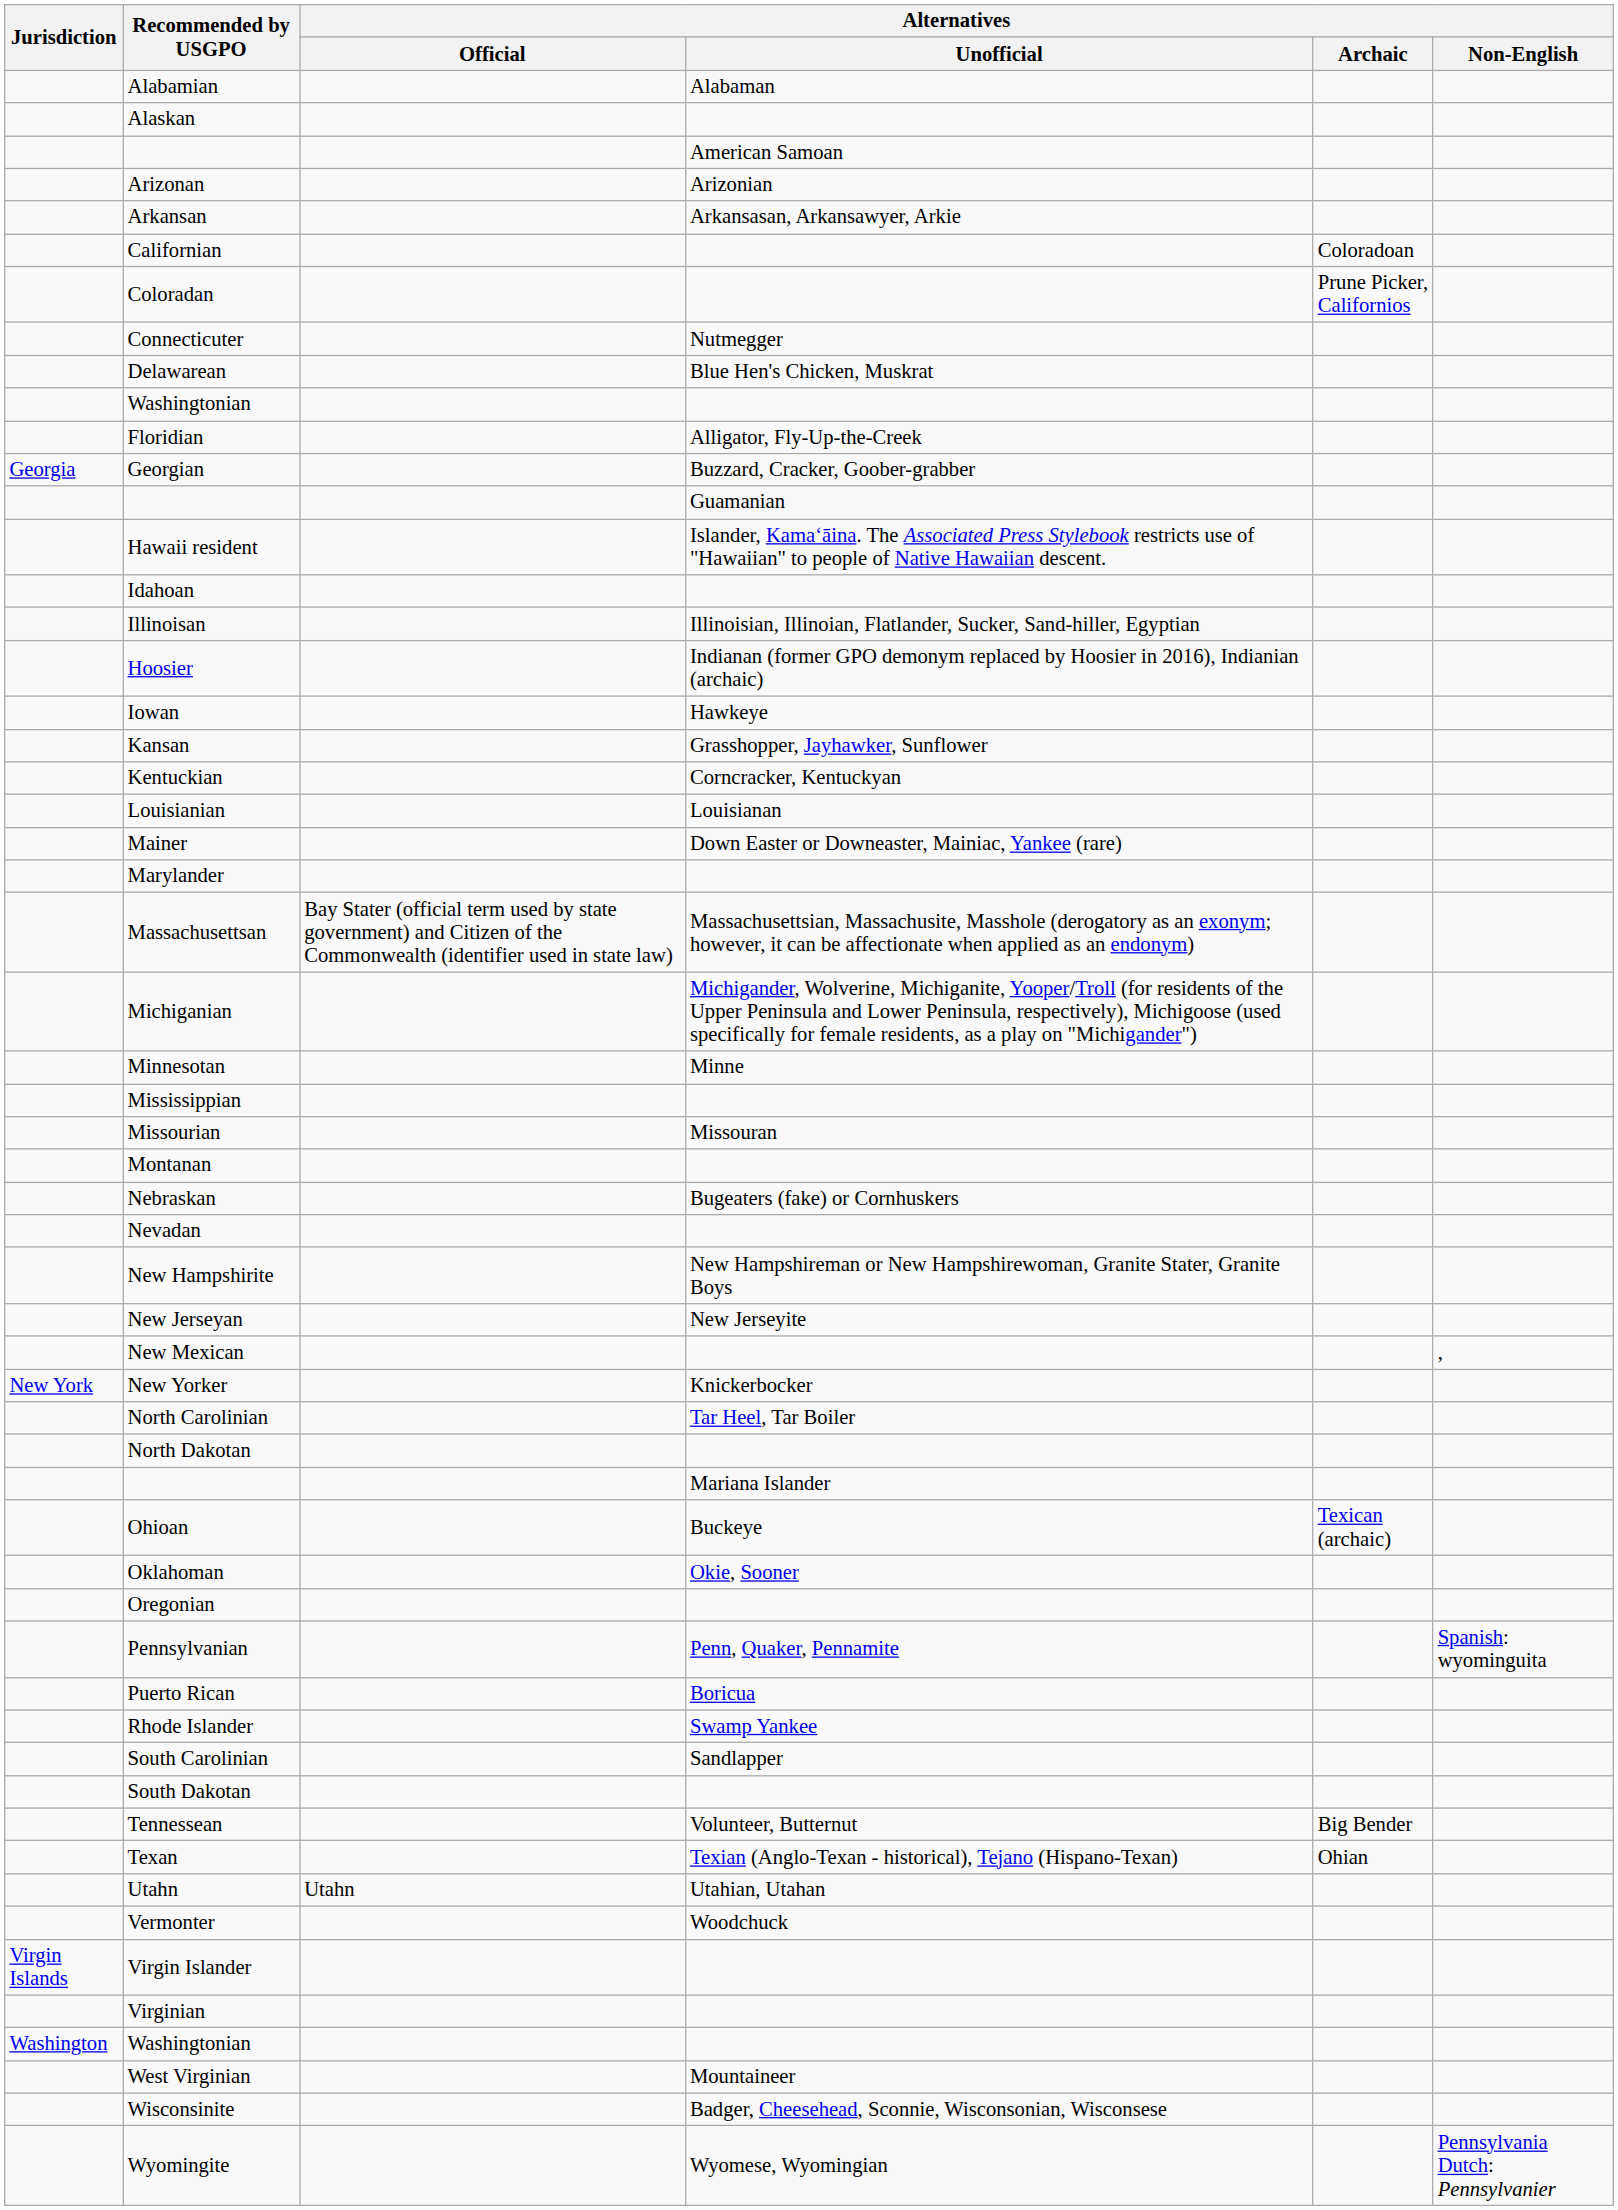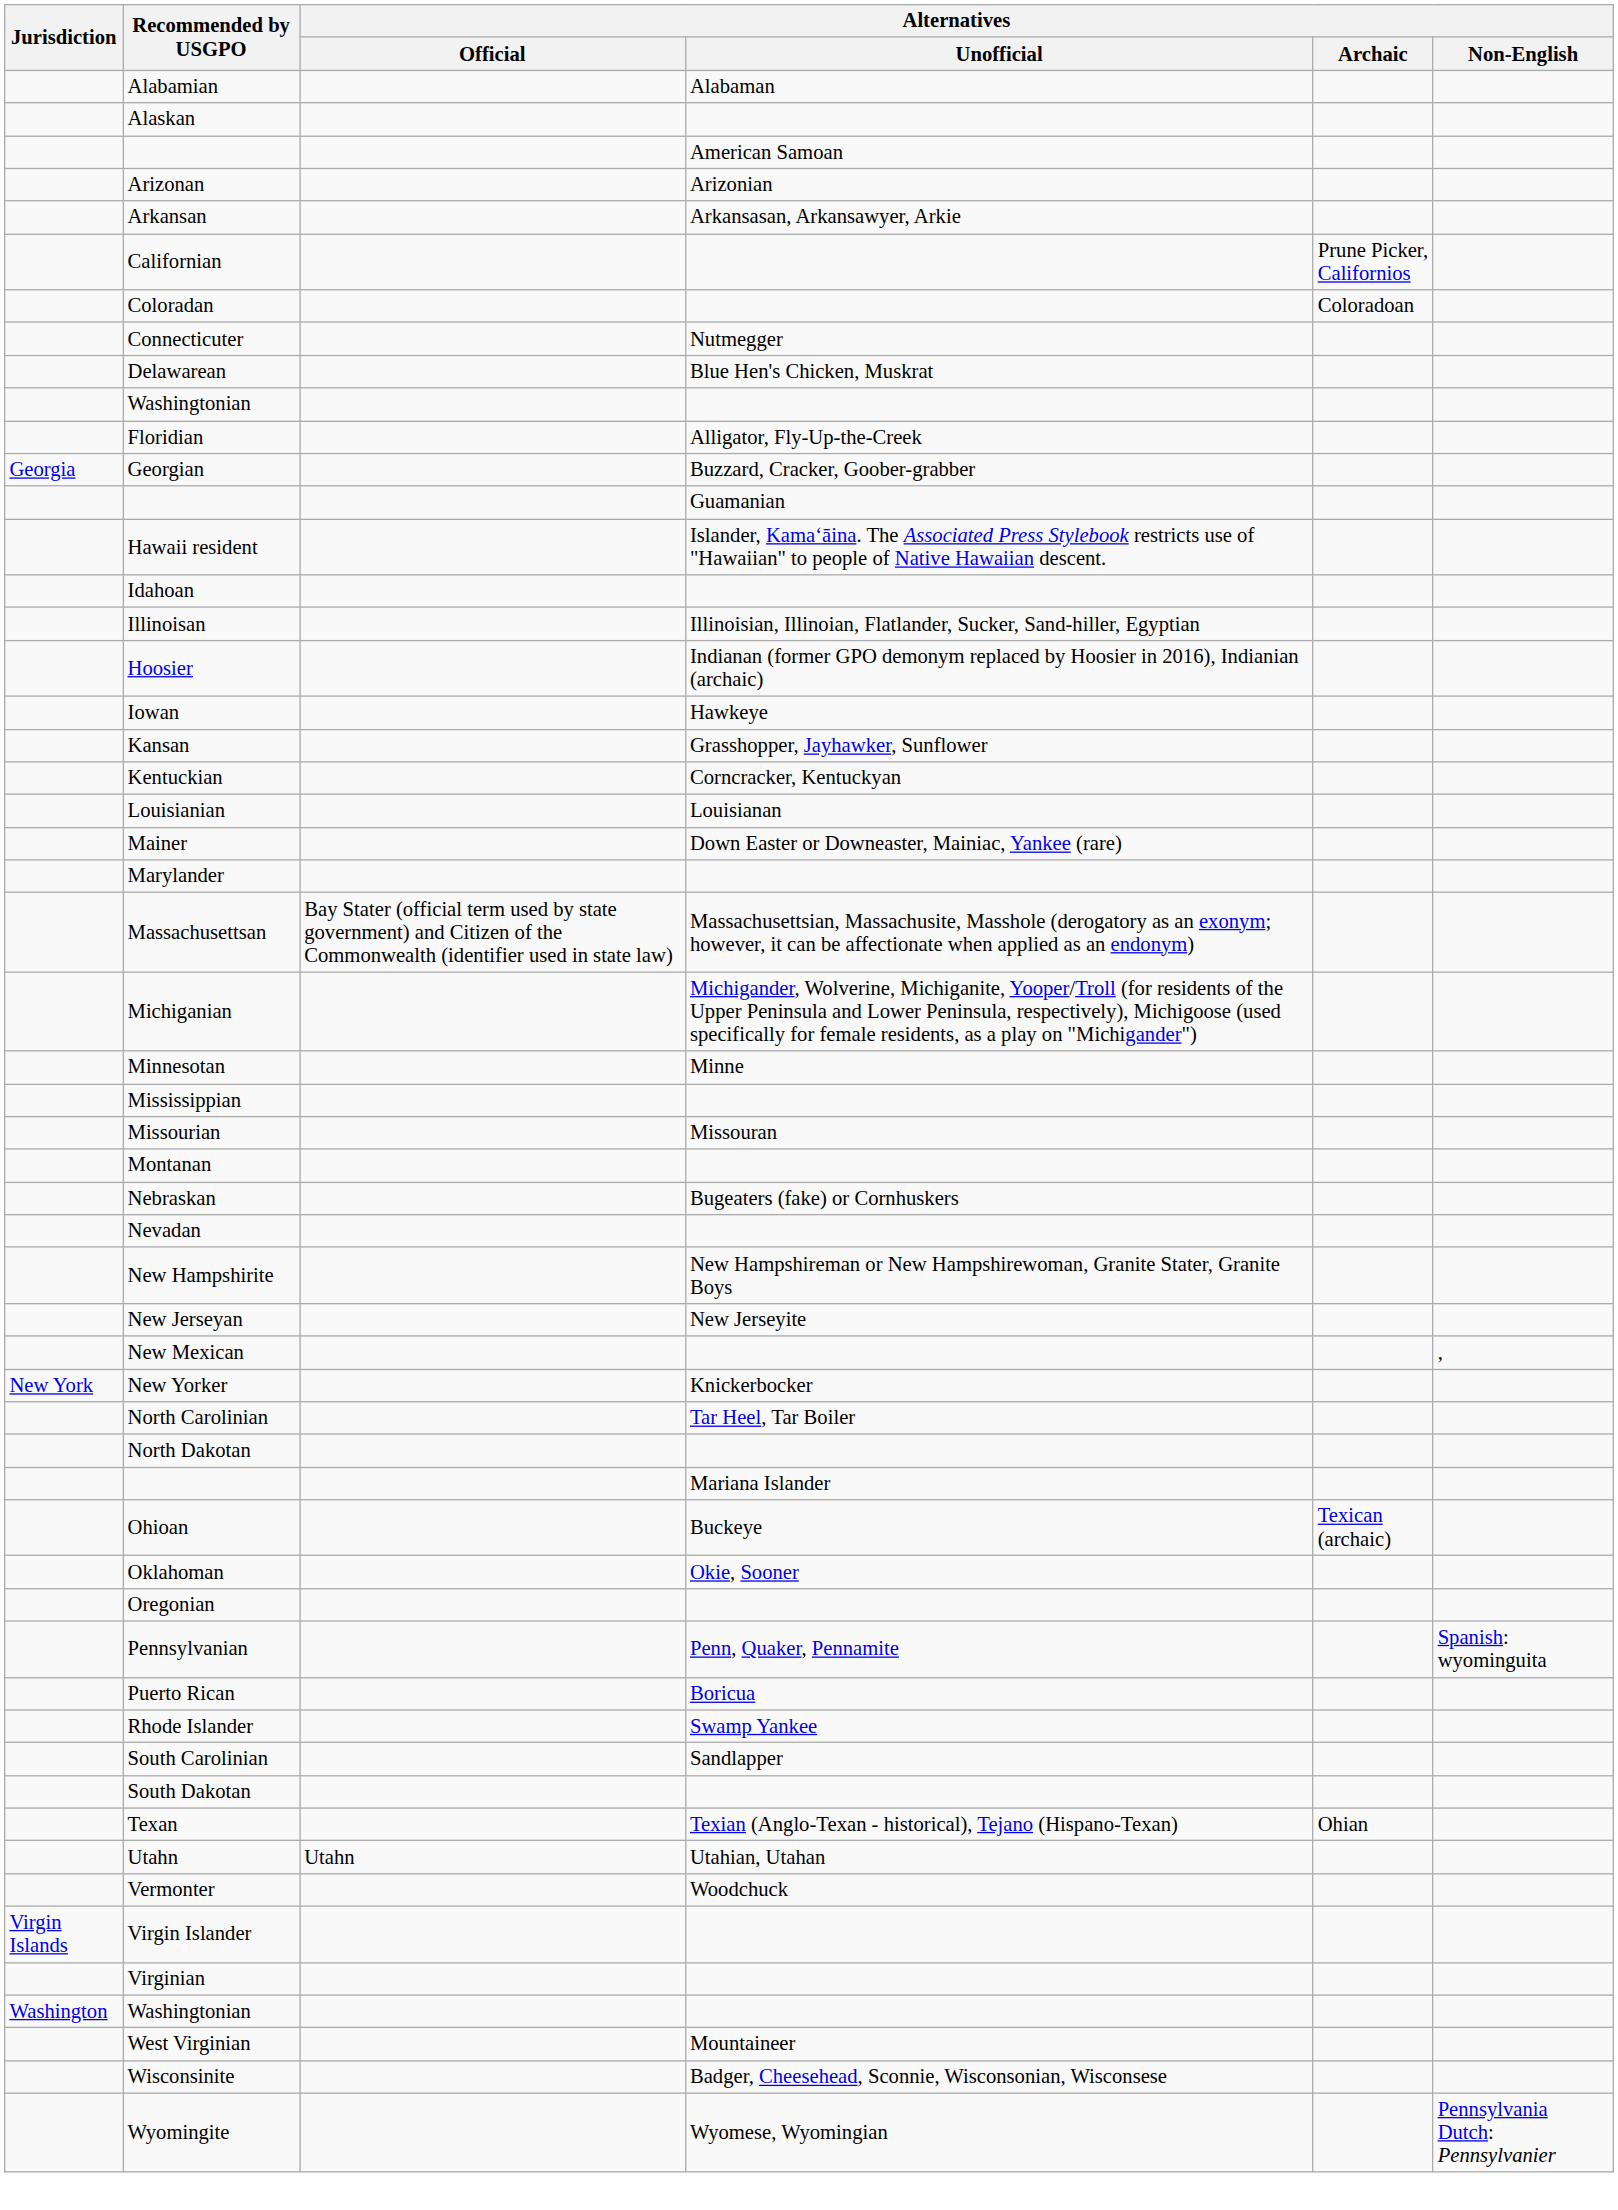(1366, 250) Coloradoan -> (1373, 261) Prune Picker, Californios
(1373, 294) Prune Picker, Californios -> (1366, 305) Coloradoan
- row: (175, 1824)
